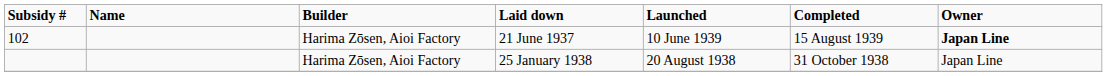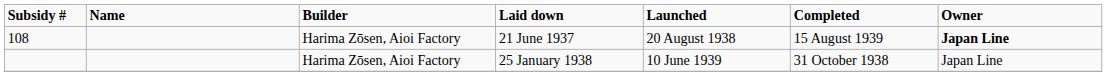(18, 37) 102 -> (18, 37) 108
(684, 37) 10 June 1939 -> (691, 37) 20 August 1938
(691, 60) 20 August 1938 -> (684, 60) 10 June 1939
